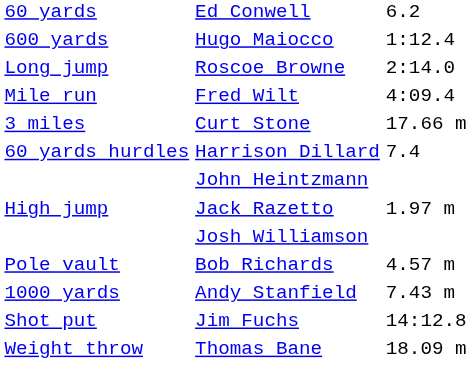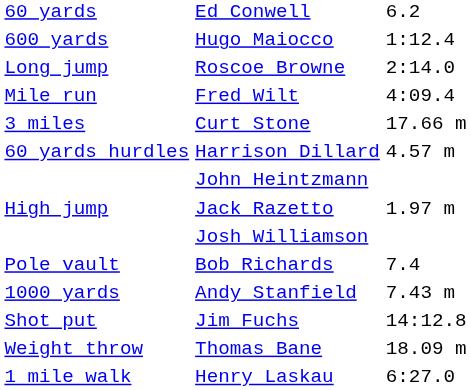(403, 152) 7.4 -> (420, 152) 4.57 m
(420, 265) 4.57 m -> (403, 265) 7.4
+ row: (264, 377)
